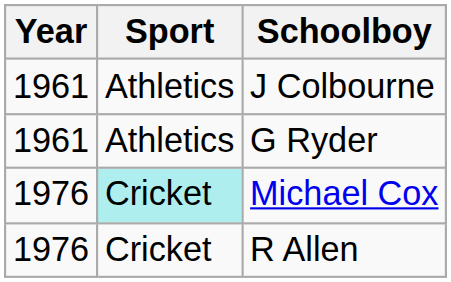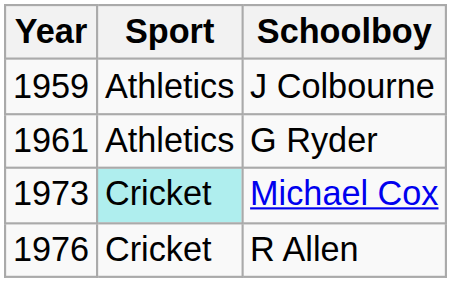(51, 85) 1961 -> (51, 85) 1959
(51, 194) 1976 -> (51, 194) 1973
